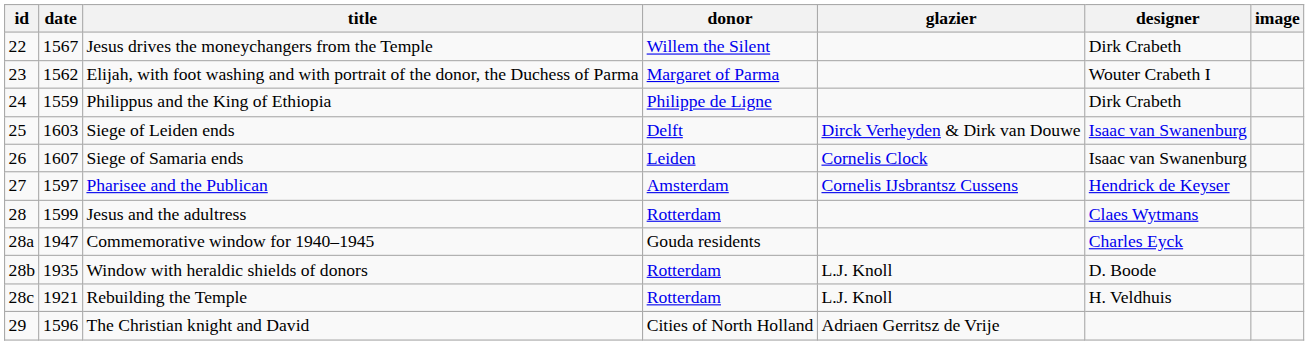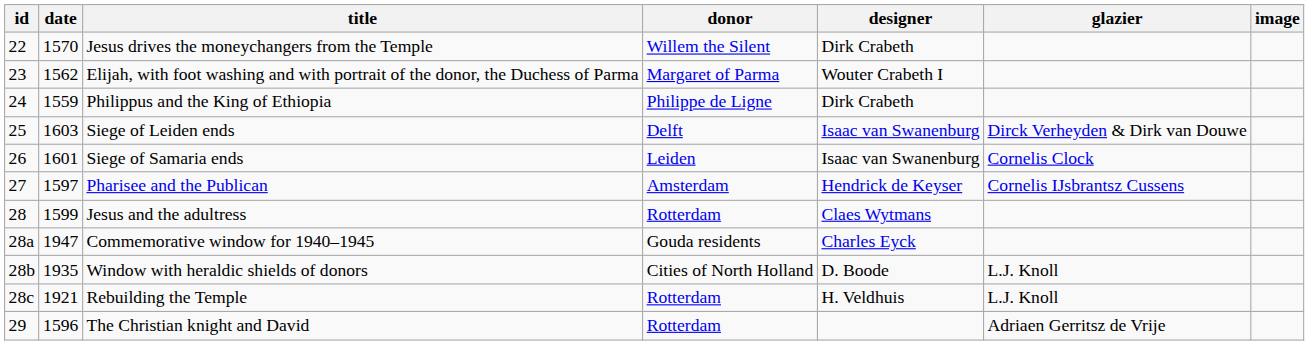columns swapped: (1168, 18) <-> (951, 18)
(61, 46) 1567 -> (61, 46) 1570
(61, 158) 1607 -> (61, 158) 1601
(684, 269) Rotterdam -> (730, 269) Cities of North Holland
(730, 325) Cities of North Holland -> (684, 325) Rotterdam
